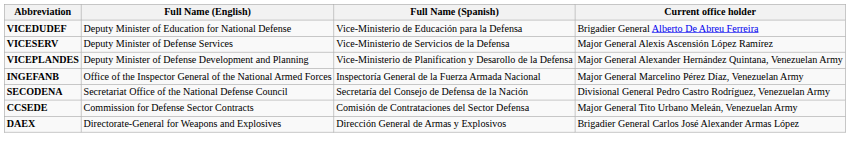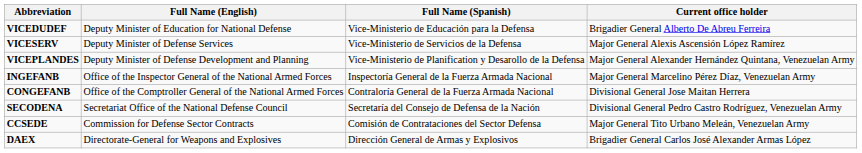+ row: (38, 92)
